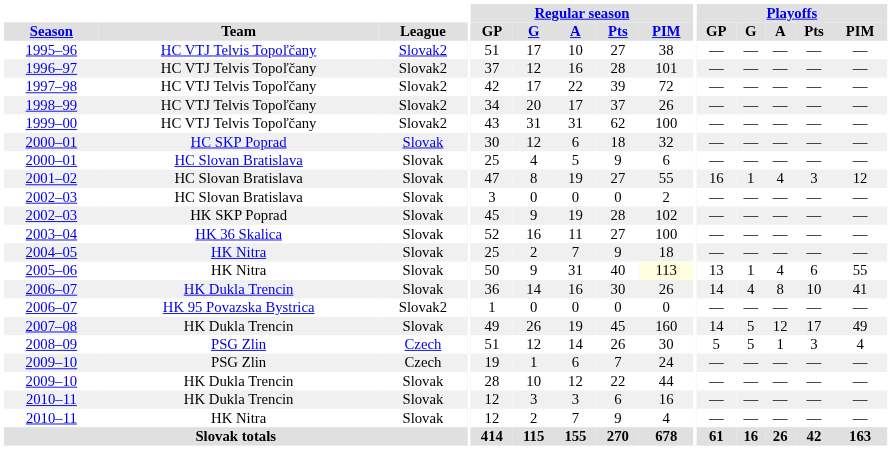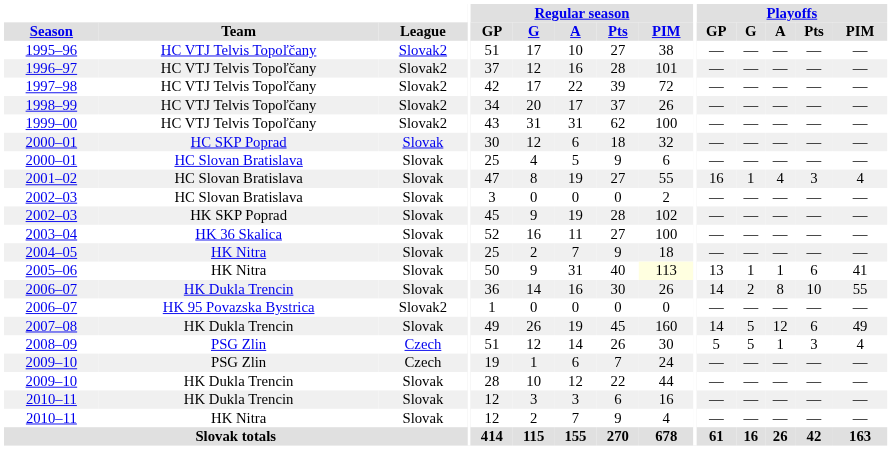(860, 178) 12 -> (860, 178) 4
(780, 270) 4 -> (780, 270) 1
(860, 270) 55 -> (860, 270) 41
(751, 289) 4 -> (751, 289) 2
(860, 289) 41 -> (860, 289) 55
(814, 326) 17 -> (814, 326) 6
